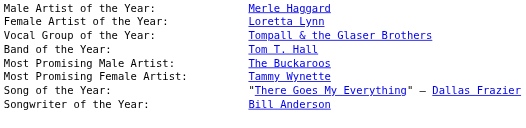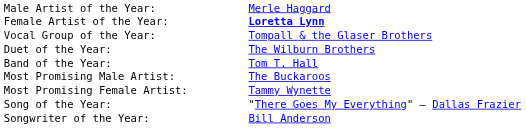(286, 22) normal -> (286, 22) bold
+ row: (58, 49)
